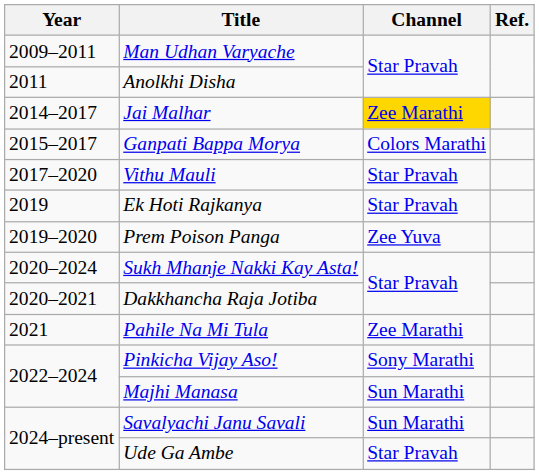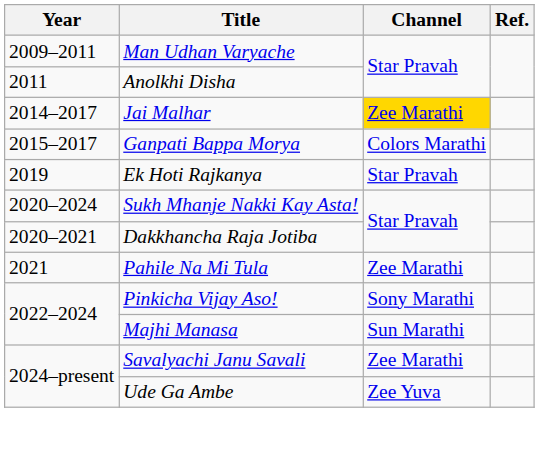- row: (169, 174)
- row: (202, 236)
(416, 422) Sun Marathi -> (415, 360) Zee Marathi
(412, 453) Star Pravah -> (404, 391) Zee Yuva
